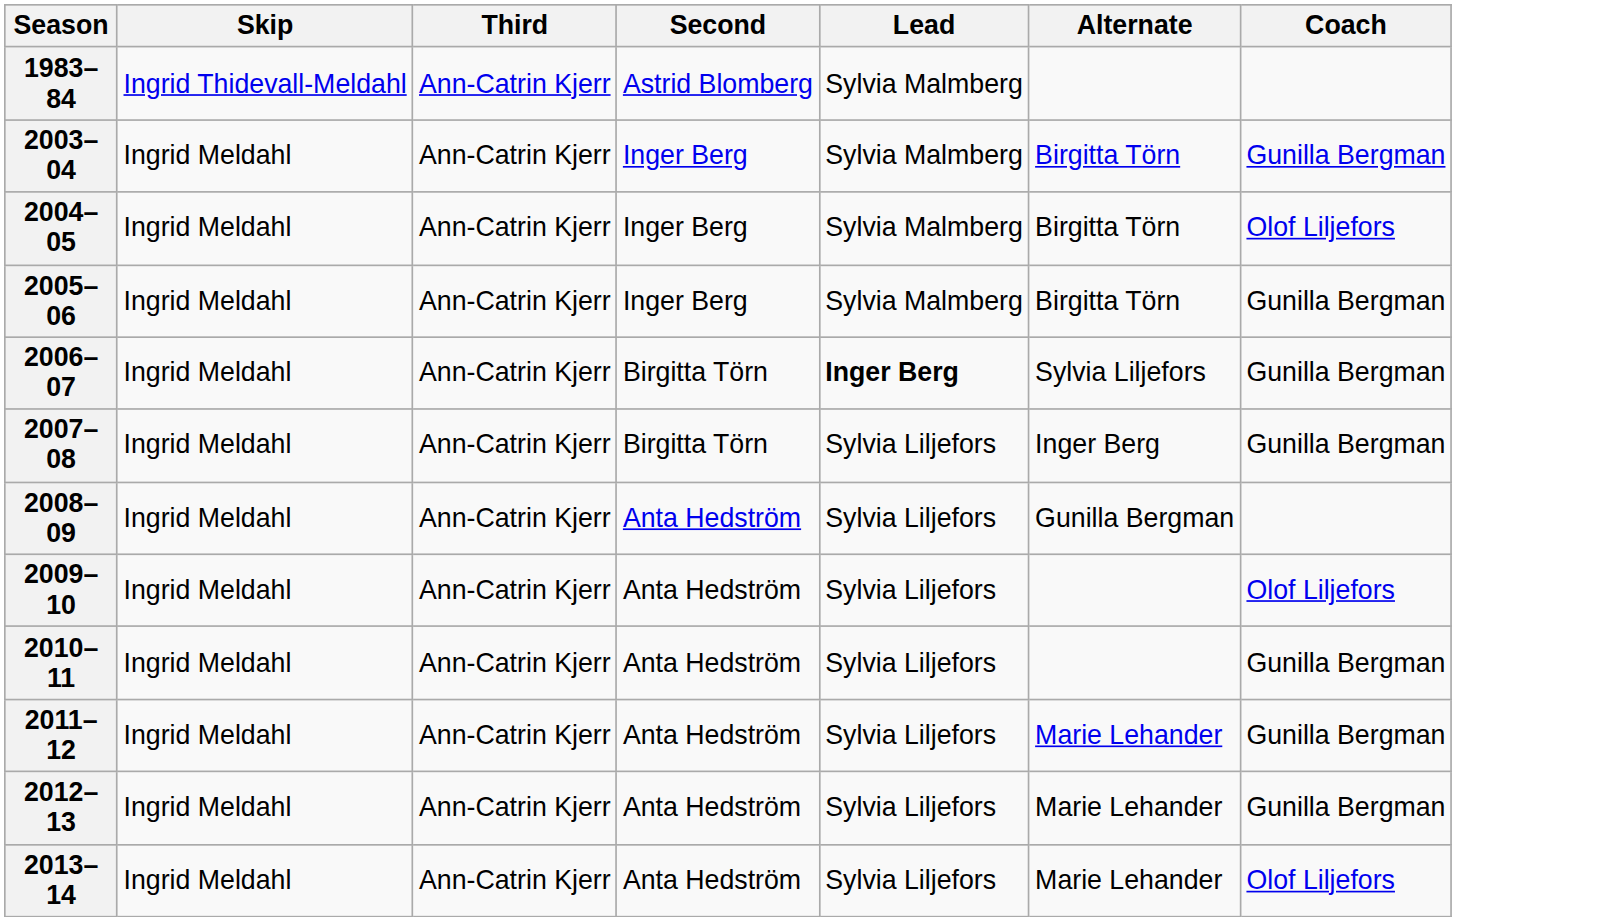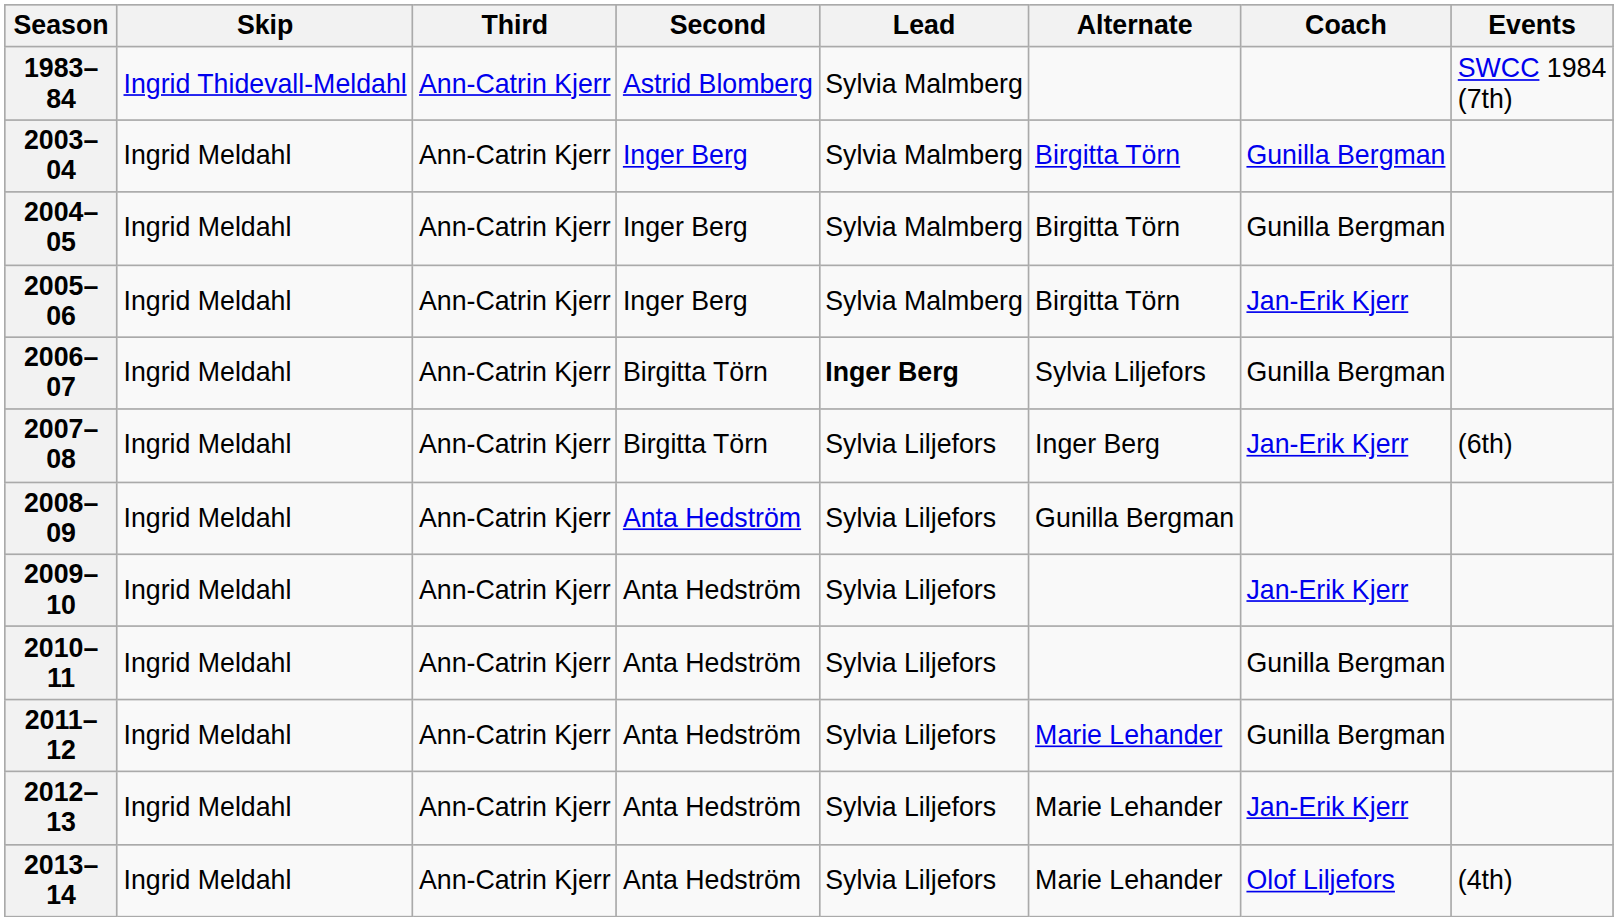+ column: (1532, 25)
(1321, 227) Olof Liljefors -> (1346, 227) Gunilla Bergman
(1346, 300) Gunilla Bergman -> (1327, 300) Jan-Erik Kjerr
(1346, 445) Gunilla Bergman -> (1327, 445) Jan-Erik Kjerr
(1321, 590) Olof Liljefors -> (1327, 590) Jan-Erik Kjerr
(1346, 807) Gunilla Bergman -> (1327, 807) Jan-Erik Kjerr
